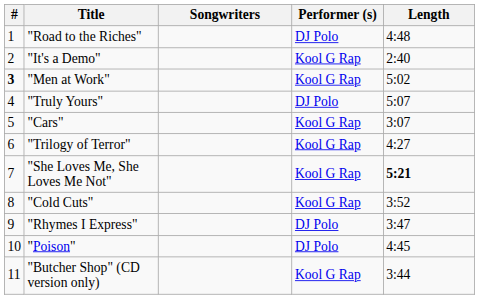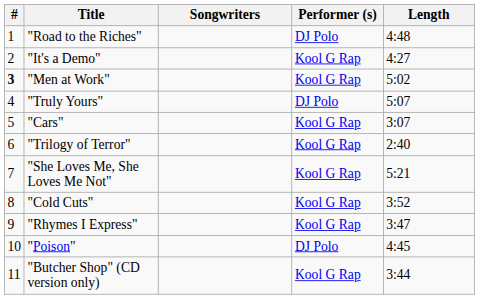(398, 58) 2:40 -> (398, 58) 4:27
(398, 144) 4:27 -> (398, 144) 2:40
(399, 173) bold -> (398, 173) normal
(317, 224) DJ Polo -> (328, 224) Kool G Rap
